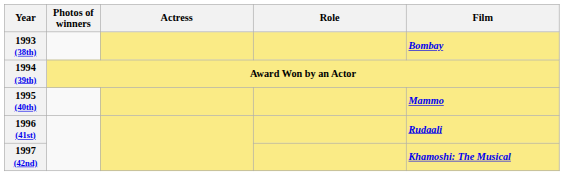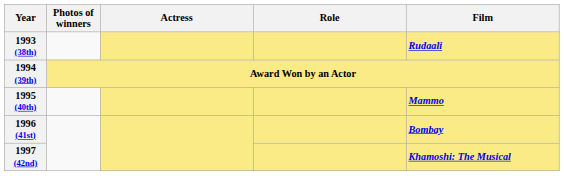(426, 46) Bombay -> (425, 46) Rudaali
(425, 129) Rudaali -> (426, 129) Bombay
